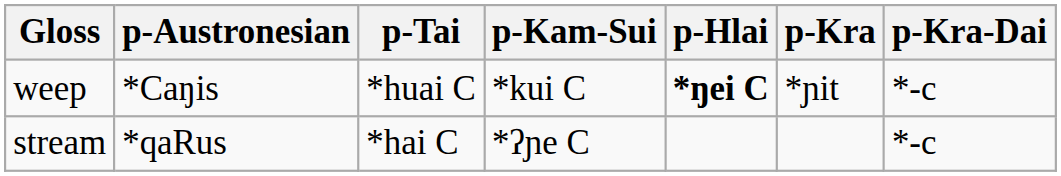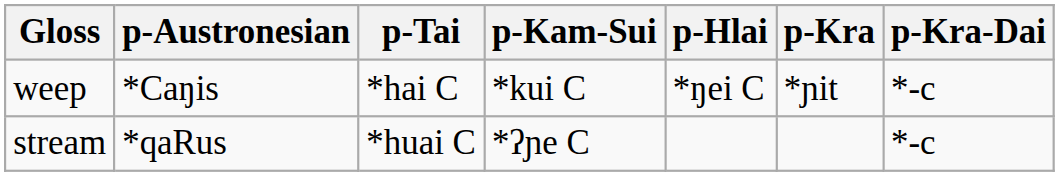(421, 87) *huai C -> (412, 87) *hai C
(721, 87) bold -> (719, 87) normal
(412, 142) *hai C -> (421, 142) *huai C
